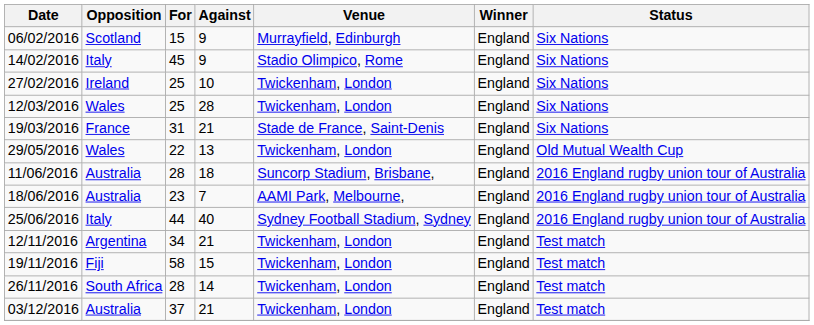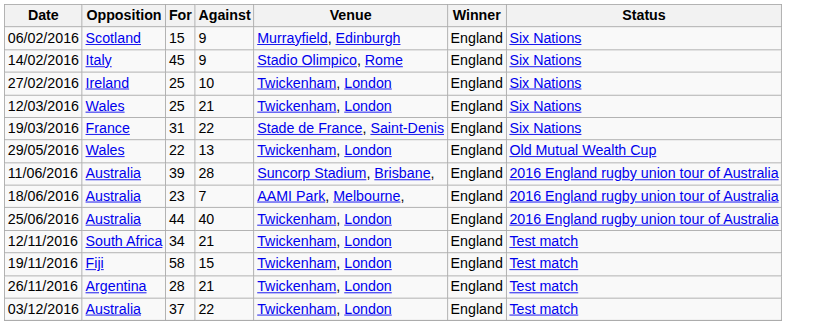(206, 106) 28 -> (206, 106) 21
(206, 128) 21 -> (206, 128) 22
(177, 173) 28 -> (177, 173) 39
(206, 173) 18 -> (206, 173) 28
(99, 219) Italy -> (113, 219) Australia
(364, 219) Sydney Football Stadium, Sydney -> (324, 219) Twickenham, London
(116, 241) Argentina -> (124, 241) South Africa
(124, 286) South Africa -> (116, 286) Argentina
(206, 286) 14 -> (206, 286) 21
(206, 309) 21 -> (206, 309) 22
